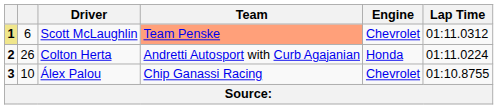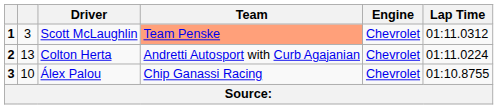(11, 34) khaki background -> (11, 34) no background
(28, 34) 6 -> (28, 34) 3
(28, 54) 26 -> (28, 54) 13
(385, 54) Honda -> (393, 54) Chevrolet
